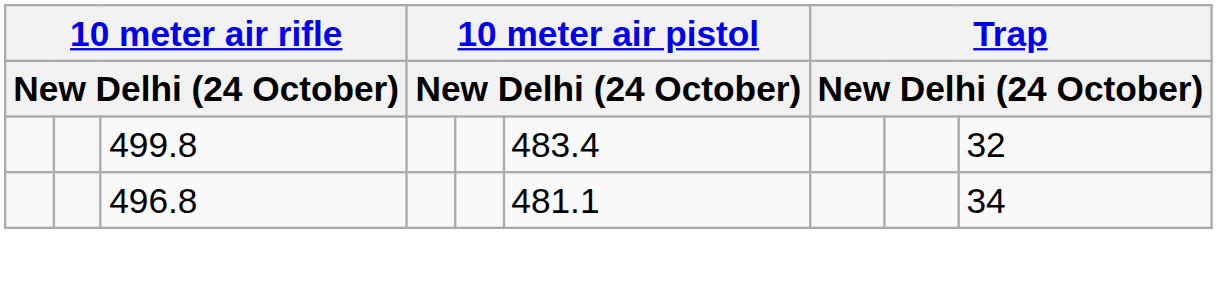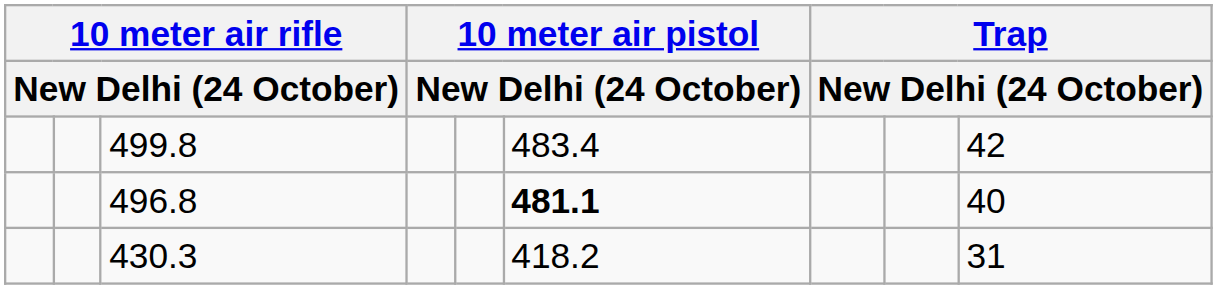(986, 145) 32 -> (986, 145) 42
(555, 201) normal -> (555, 201) bold
(986, 201) 34 -> (986, 201) 40
+ row: (153, 257)
